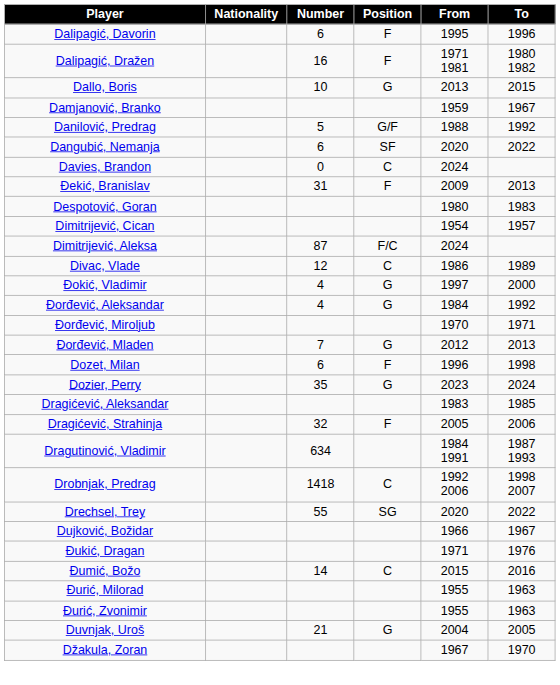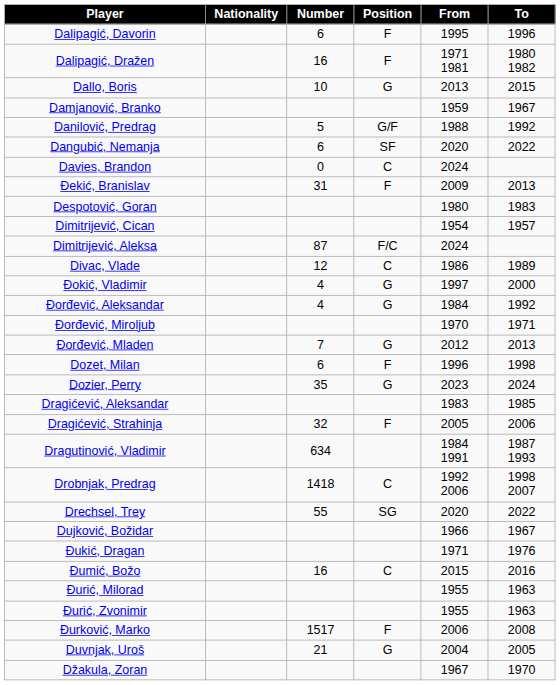(321, 571) 14 -> (321, 571) 16
+ row: (105, 630)
